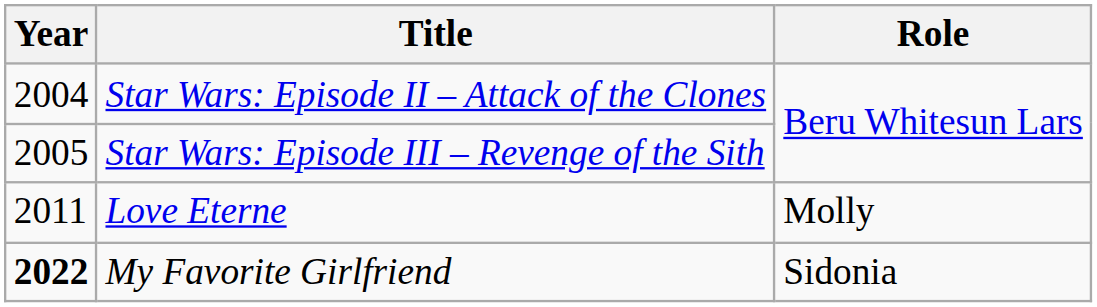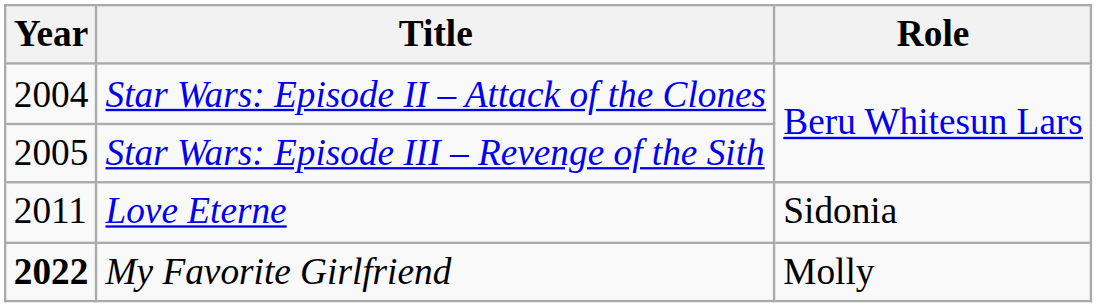(829, 211) Molly -> (840, 211) Sidonia
(840, 270) Sidonia -> (829, 270) Molly
